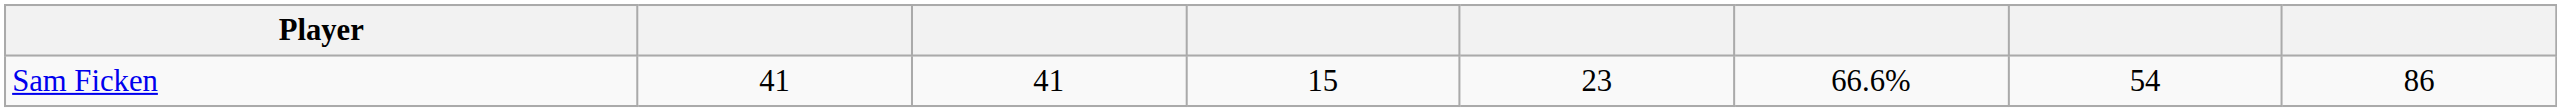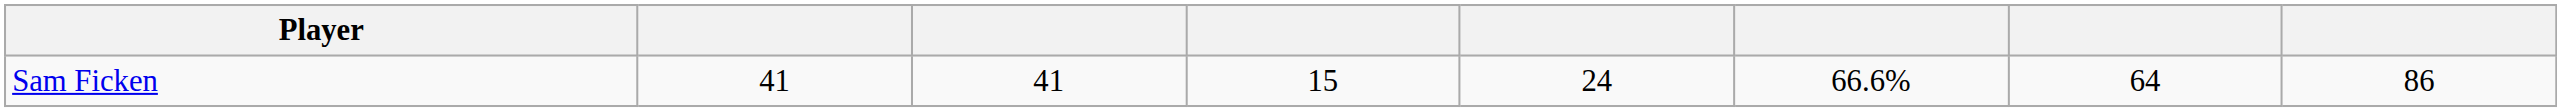(1597, 80) 23 -> (1597, 80) 24
(2145, 80) 54 -> (2145, 80) 64
